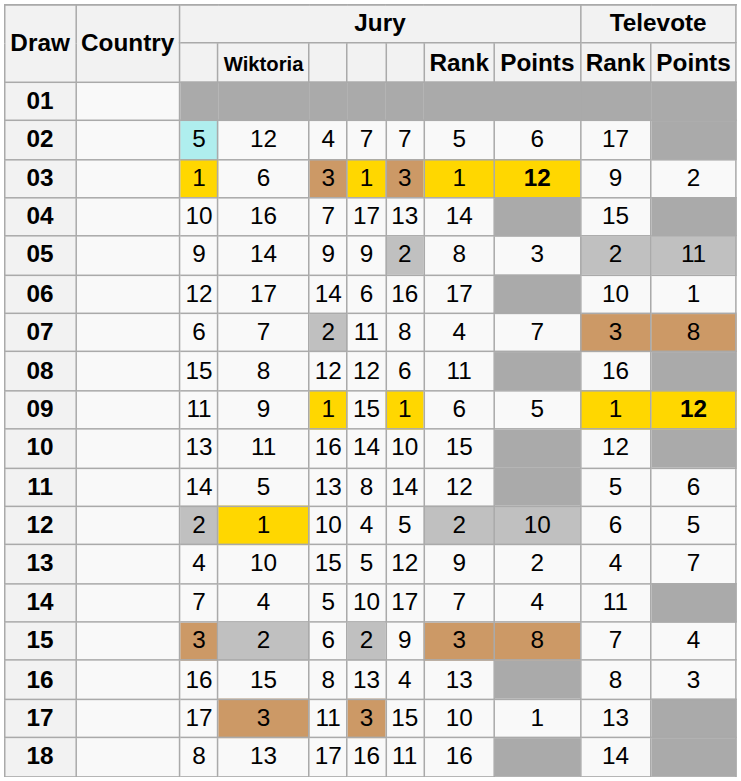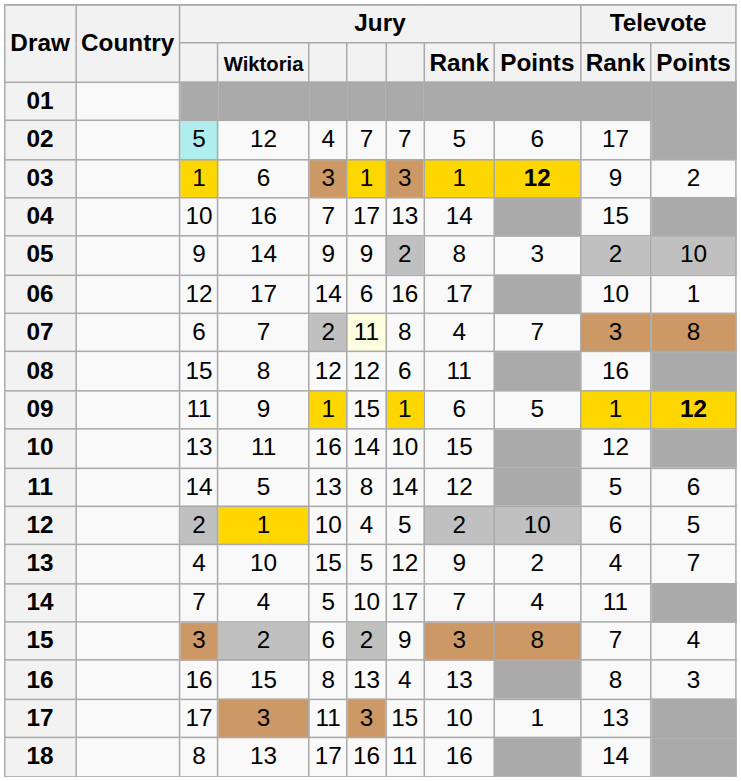(694, 255) 11 -> (694, 255) 10
(366, 332) no background -> (366, 332) lightyellow background
